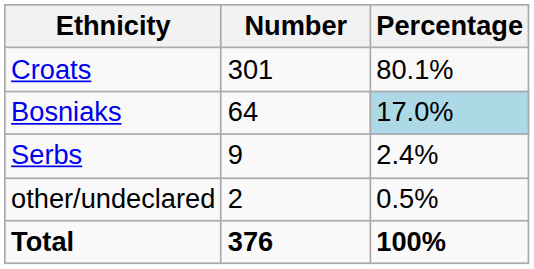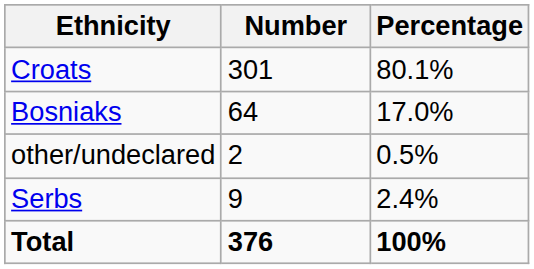(415, 112) lightblue background -> (415, 112) no background
rows swapped: (47, 155) <-> (113, 198)
